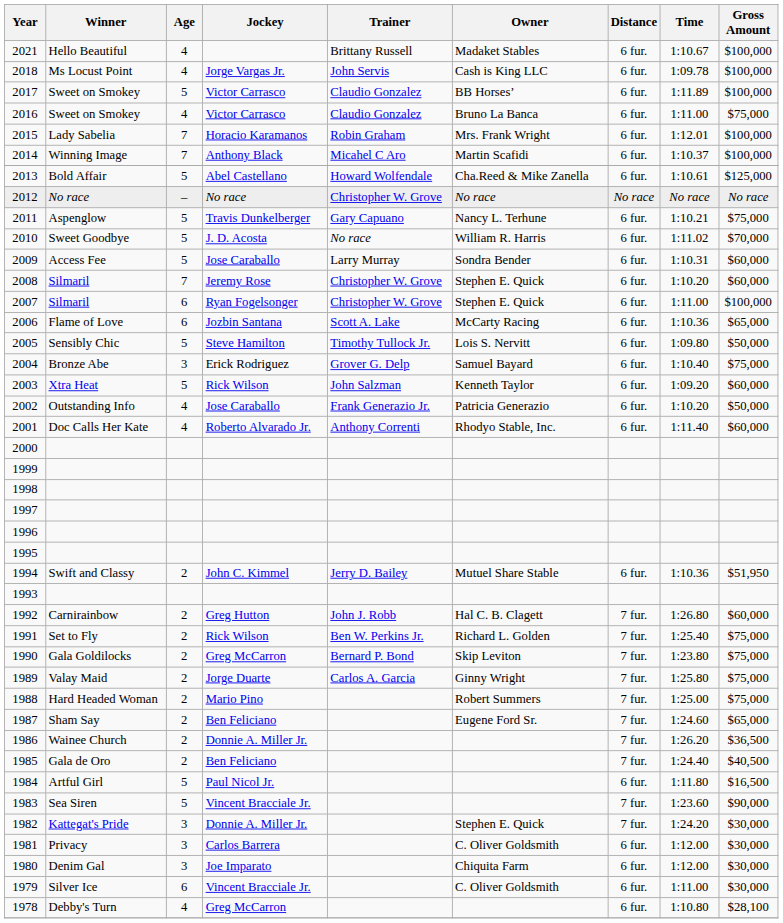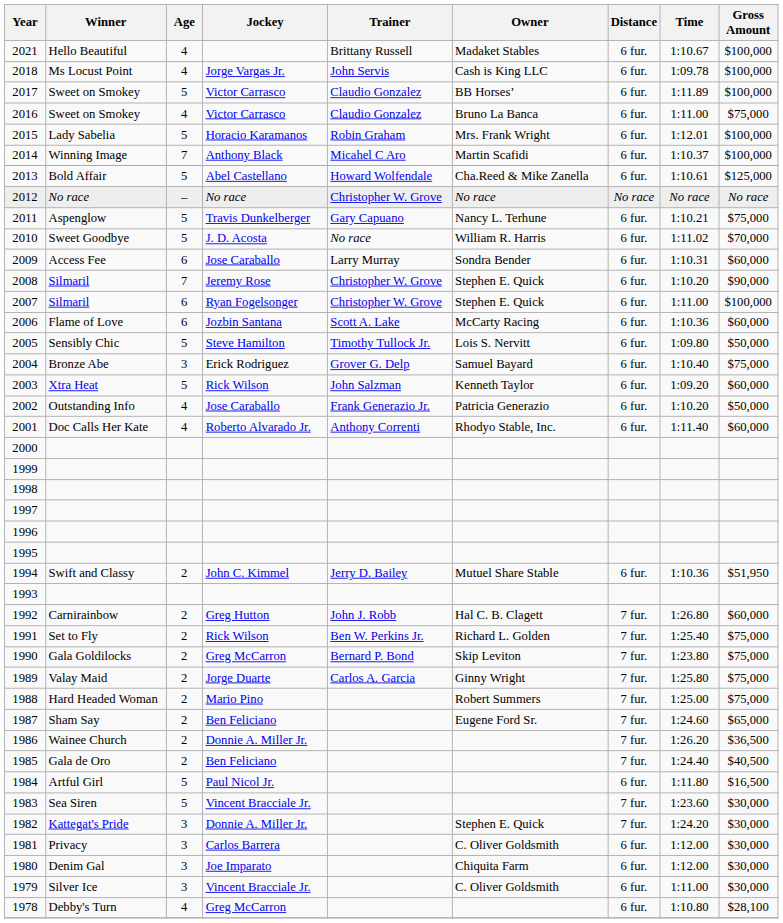(184, 134) 7 -> (184, 134) 5
(184, 260) 5 -> (184, 260) 6
(748, 281) $60,000 -> (748, 281) $90,000
(748, 322) $65,000 -> (748, 322) $60,000
(748, 803) $90,000 -> (748, 803) $30,000
(184, 887) 6 -> (184, 887) 3
